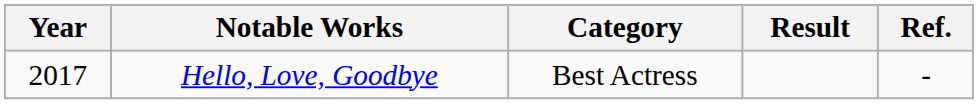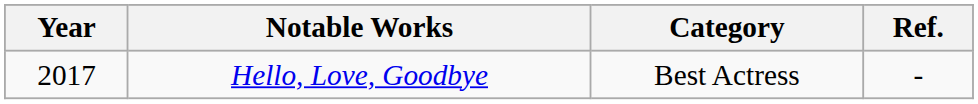- column: (810, 27)
